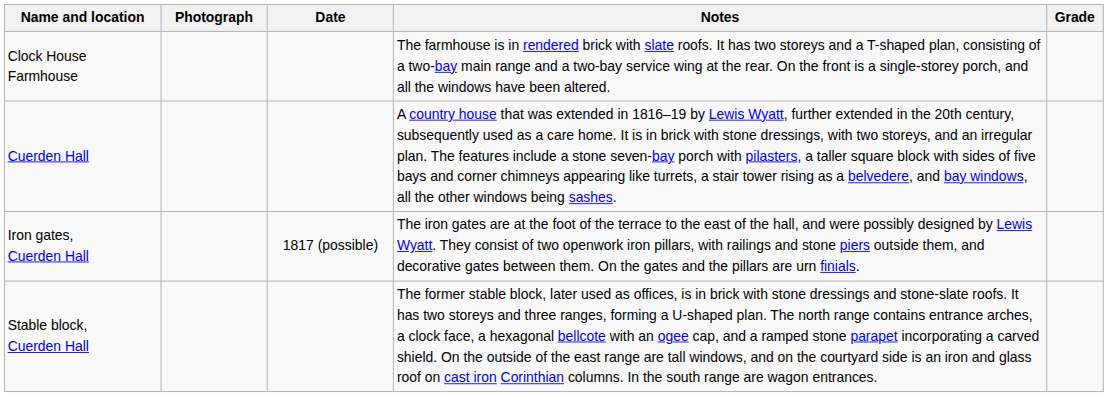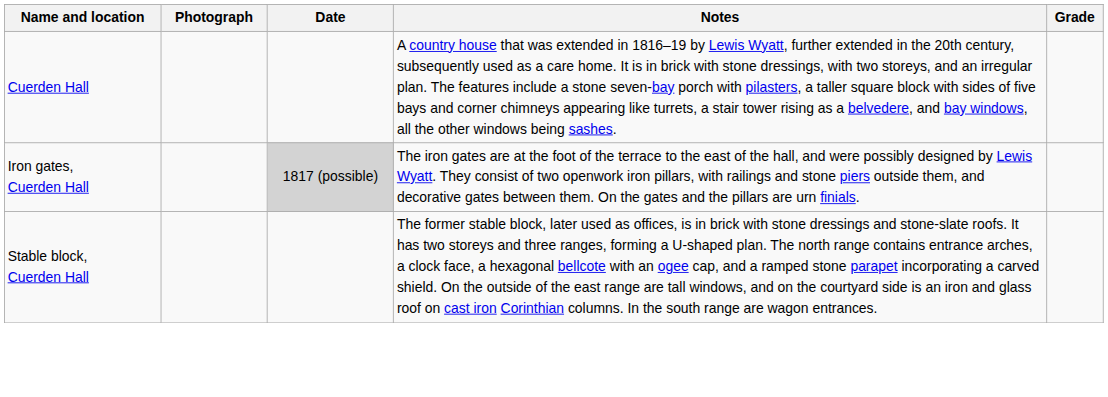- row: (47, 66)
(330, 246) no background -> (330, 177) lightgrey background
